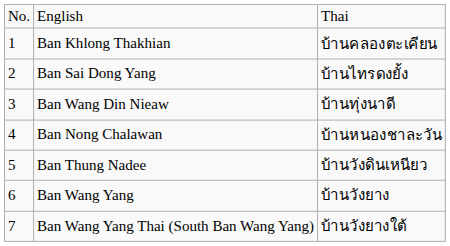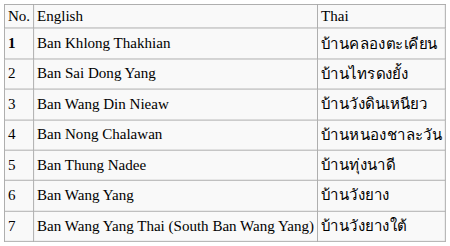(12, 43) normal -> (12, 43) bold
(358, 104) บ้านทุ่งนาดี -> (374, 104) บ้านวังดินเหนียว
(374, 165) บ้านวังดินเหนียว -> (358, 165) บ้านทุ่งนาดี
